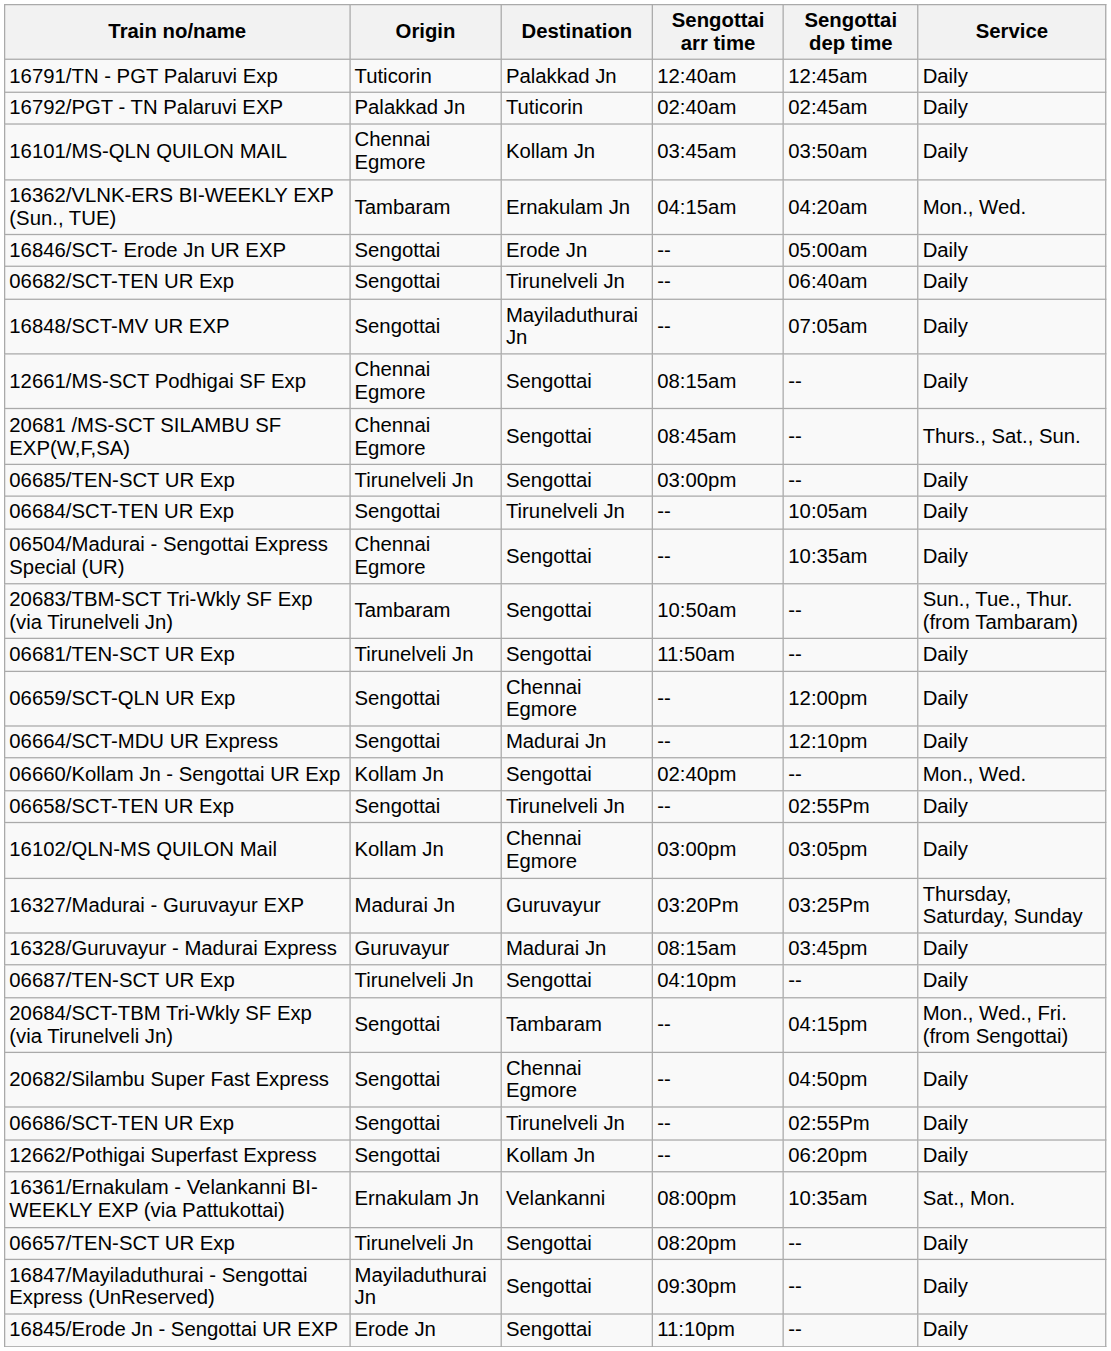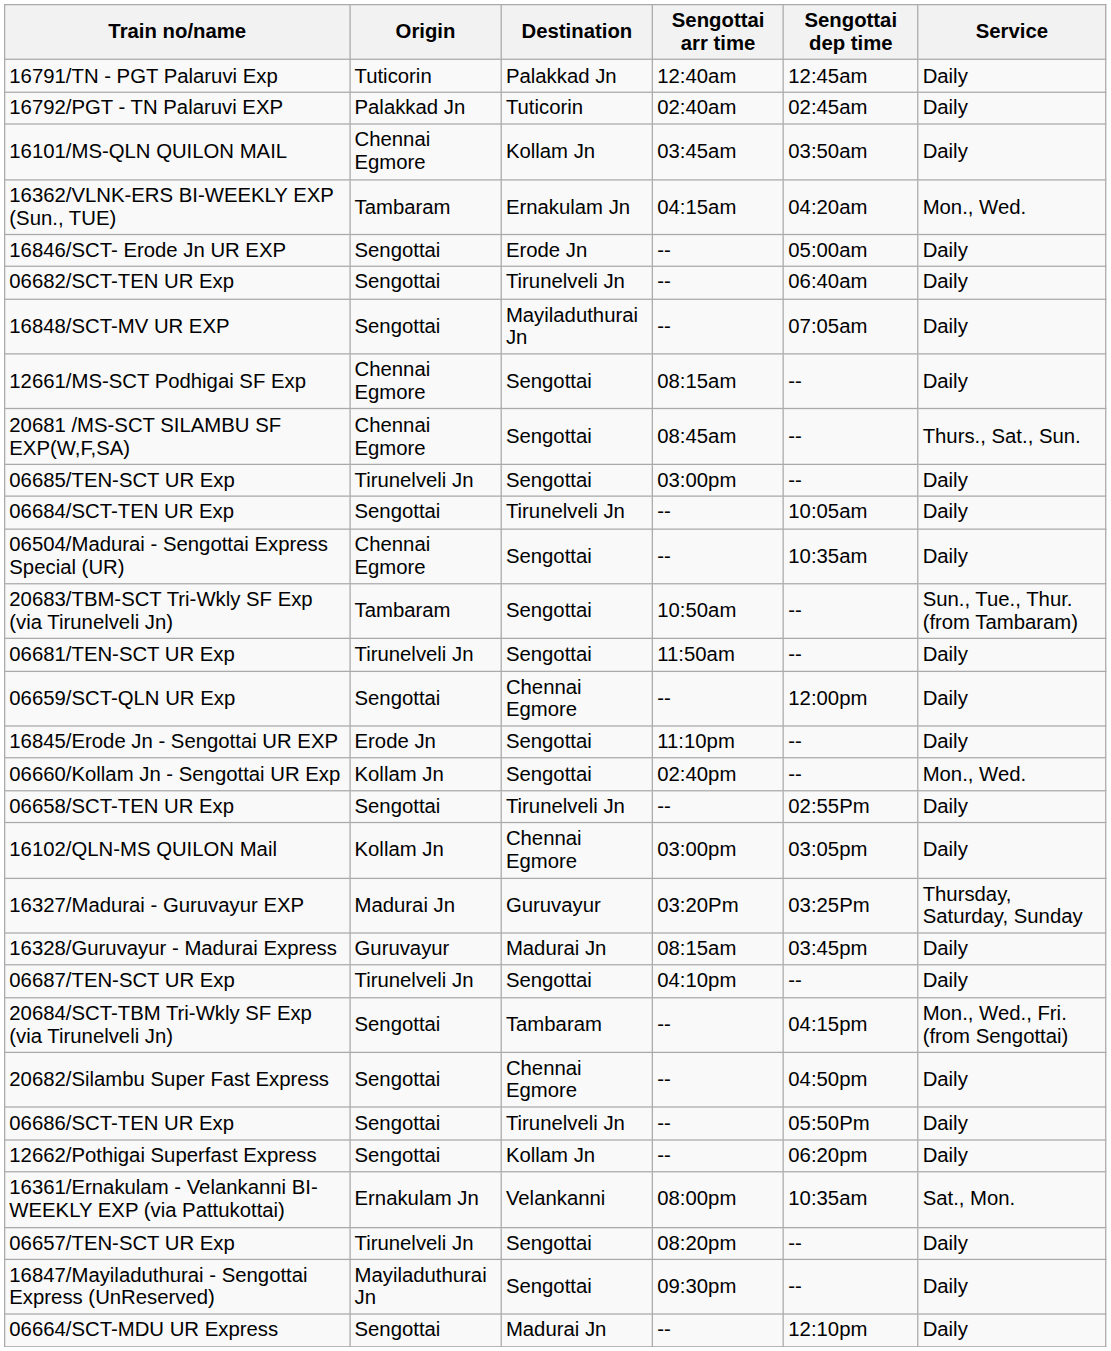rows swapped: (144, 741) <-> (174, 1330)
(829, 1123) 02:55Pm -> (829, 1123) 05:50Pm
